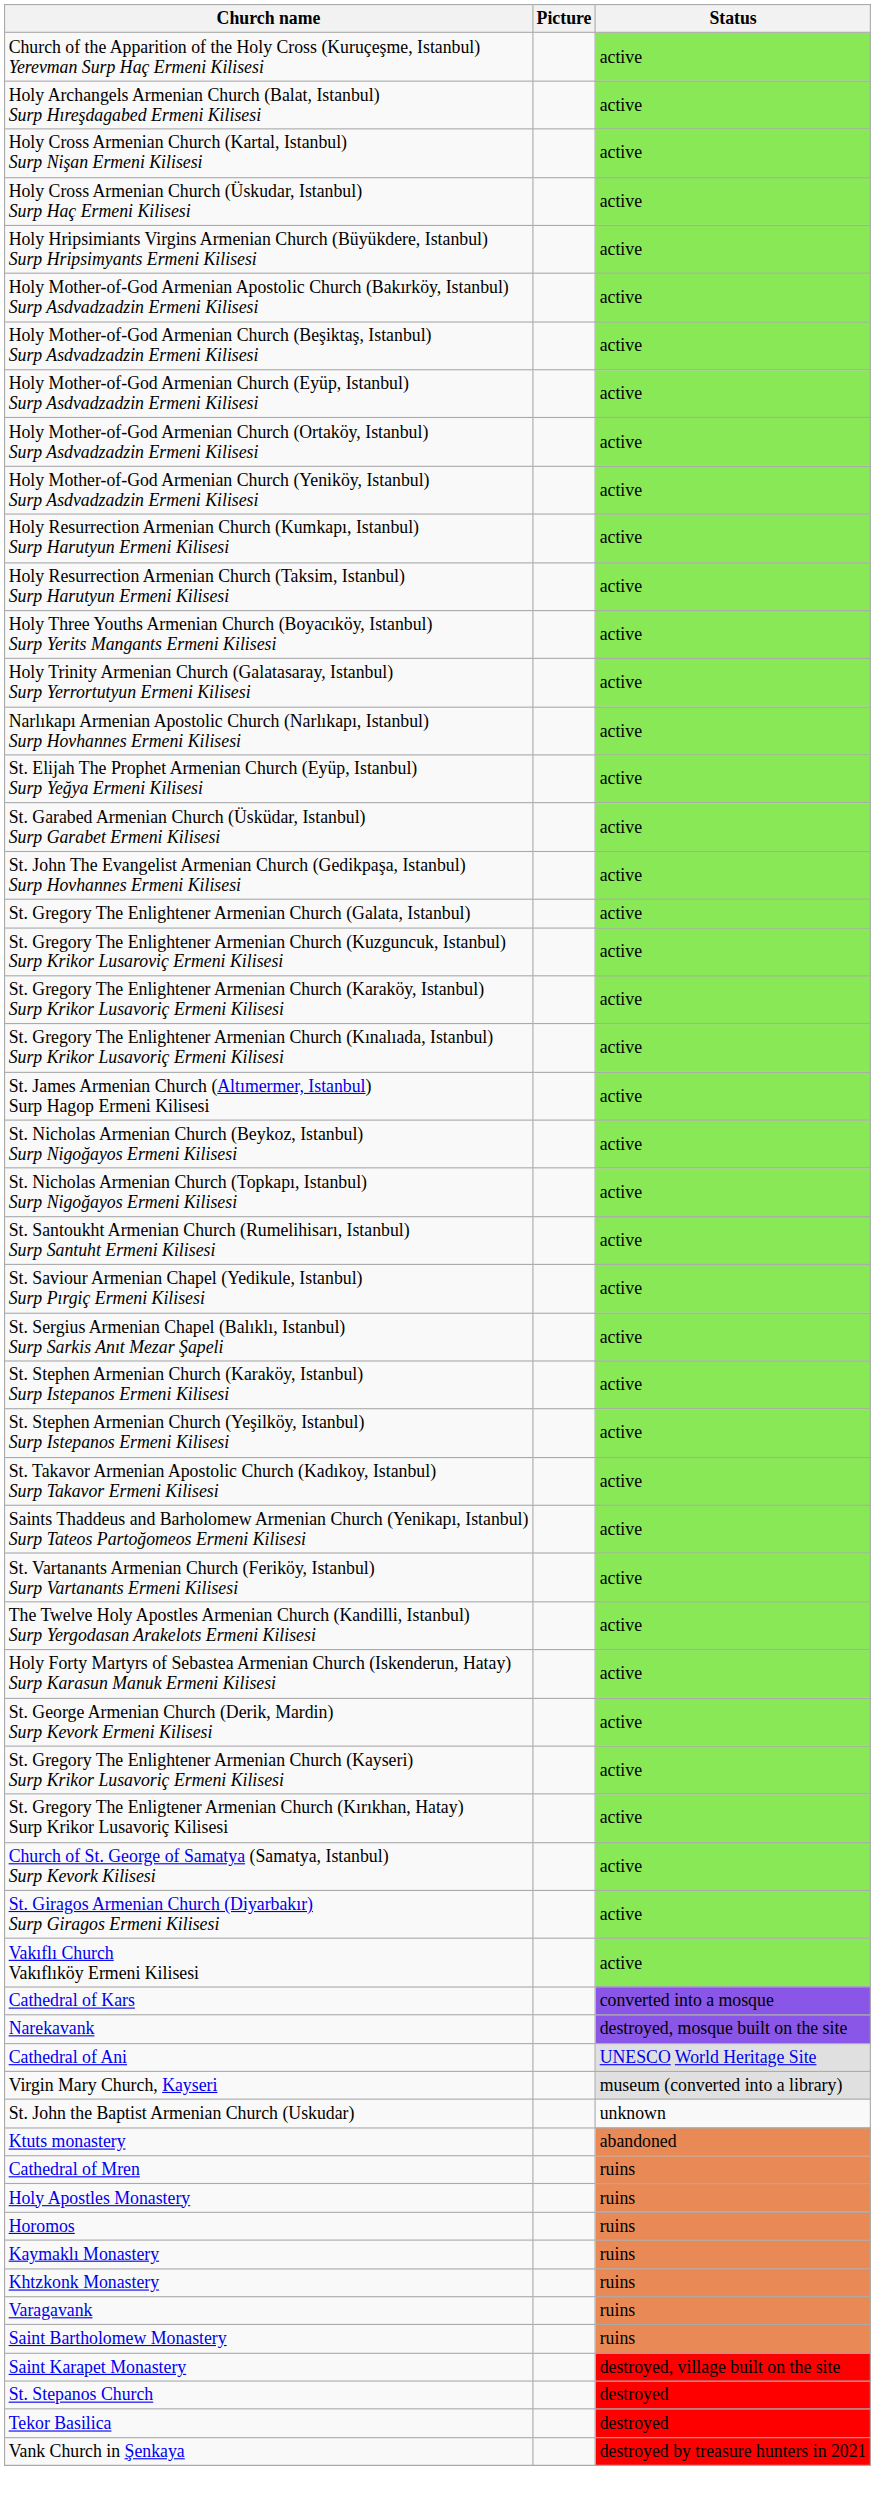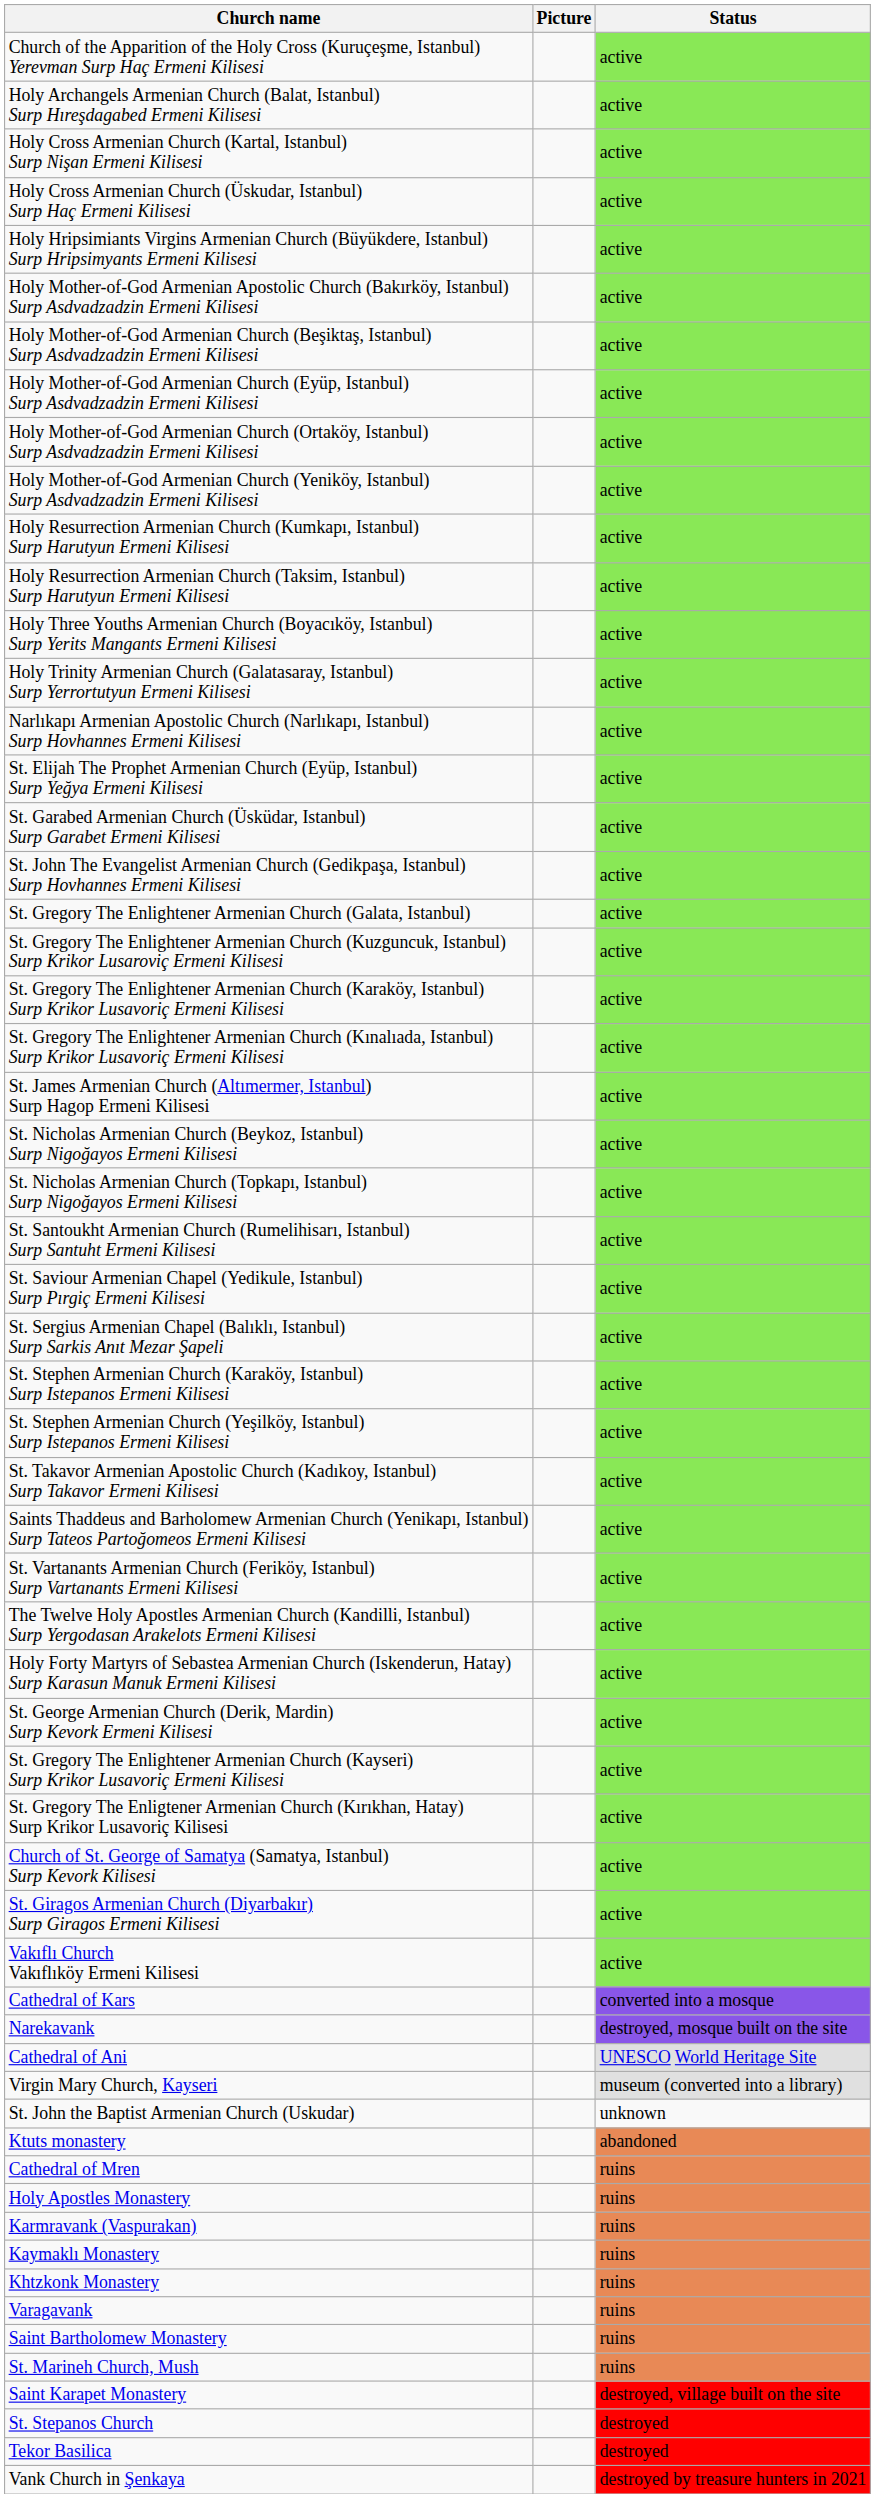- row: (42, 2226)
+ row: (103, 2226)
+ row: (104, 2366)
